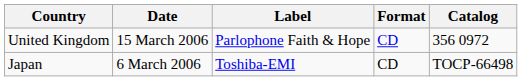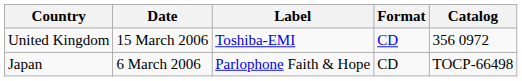(293, 40) Parlophone Faith & Hope -> (255, 40) Toshiba-EMI
(255, 64) Toshiba-EMI -> (293, 64) Parlophone Faith & Hope
